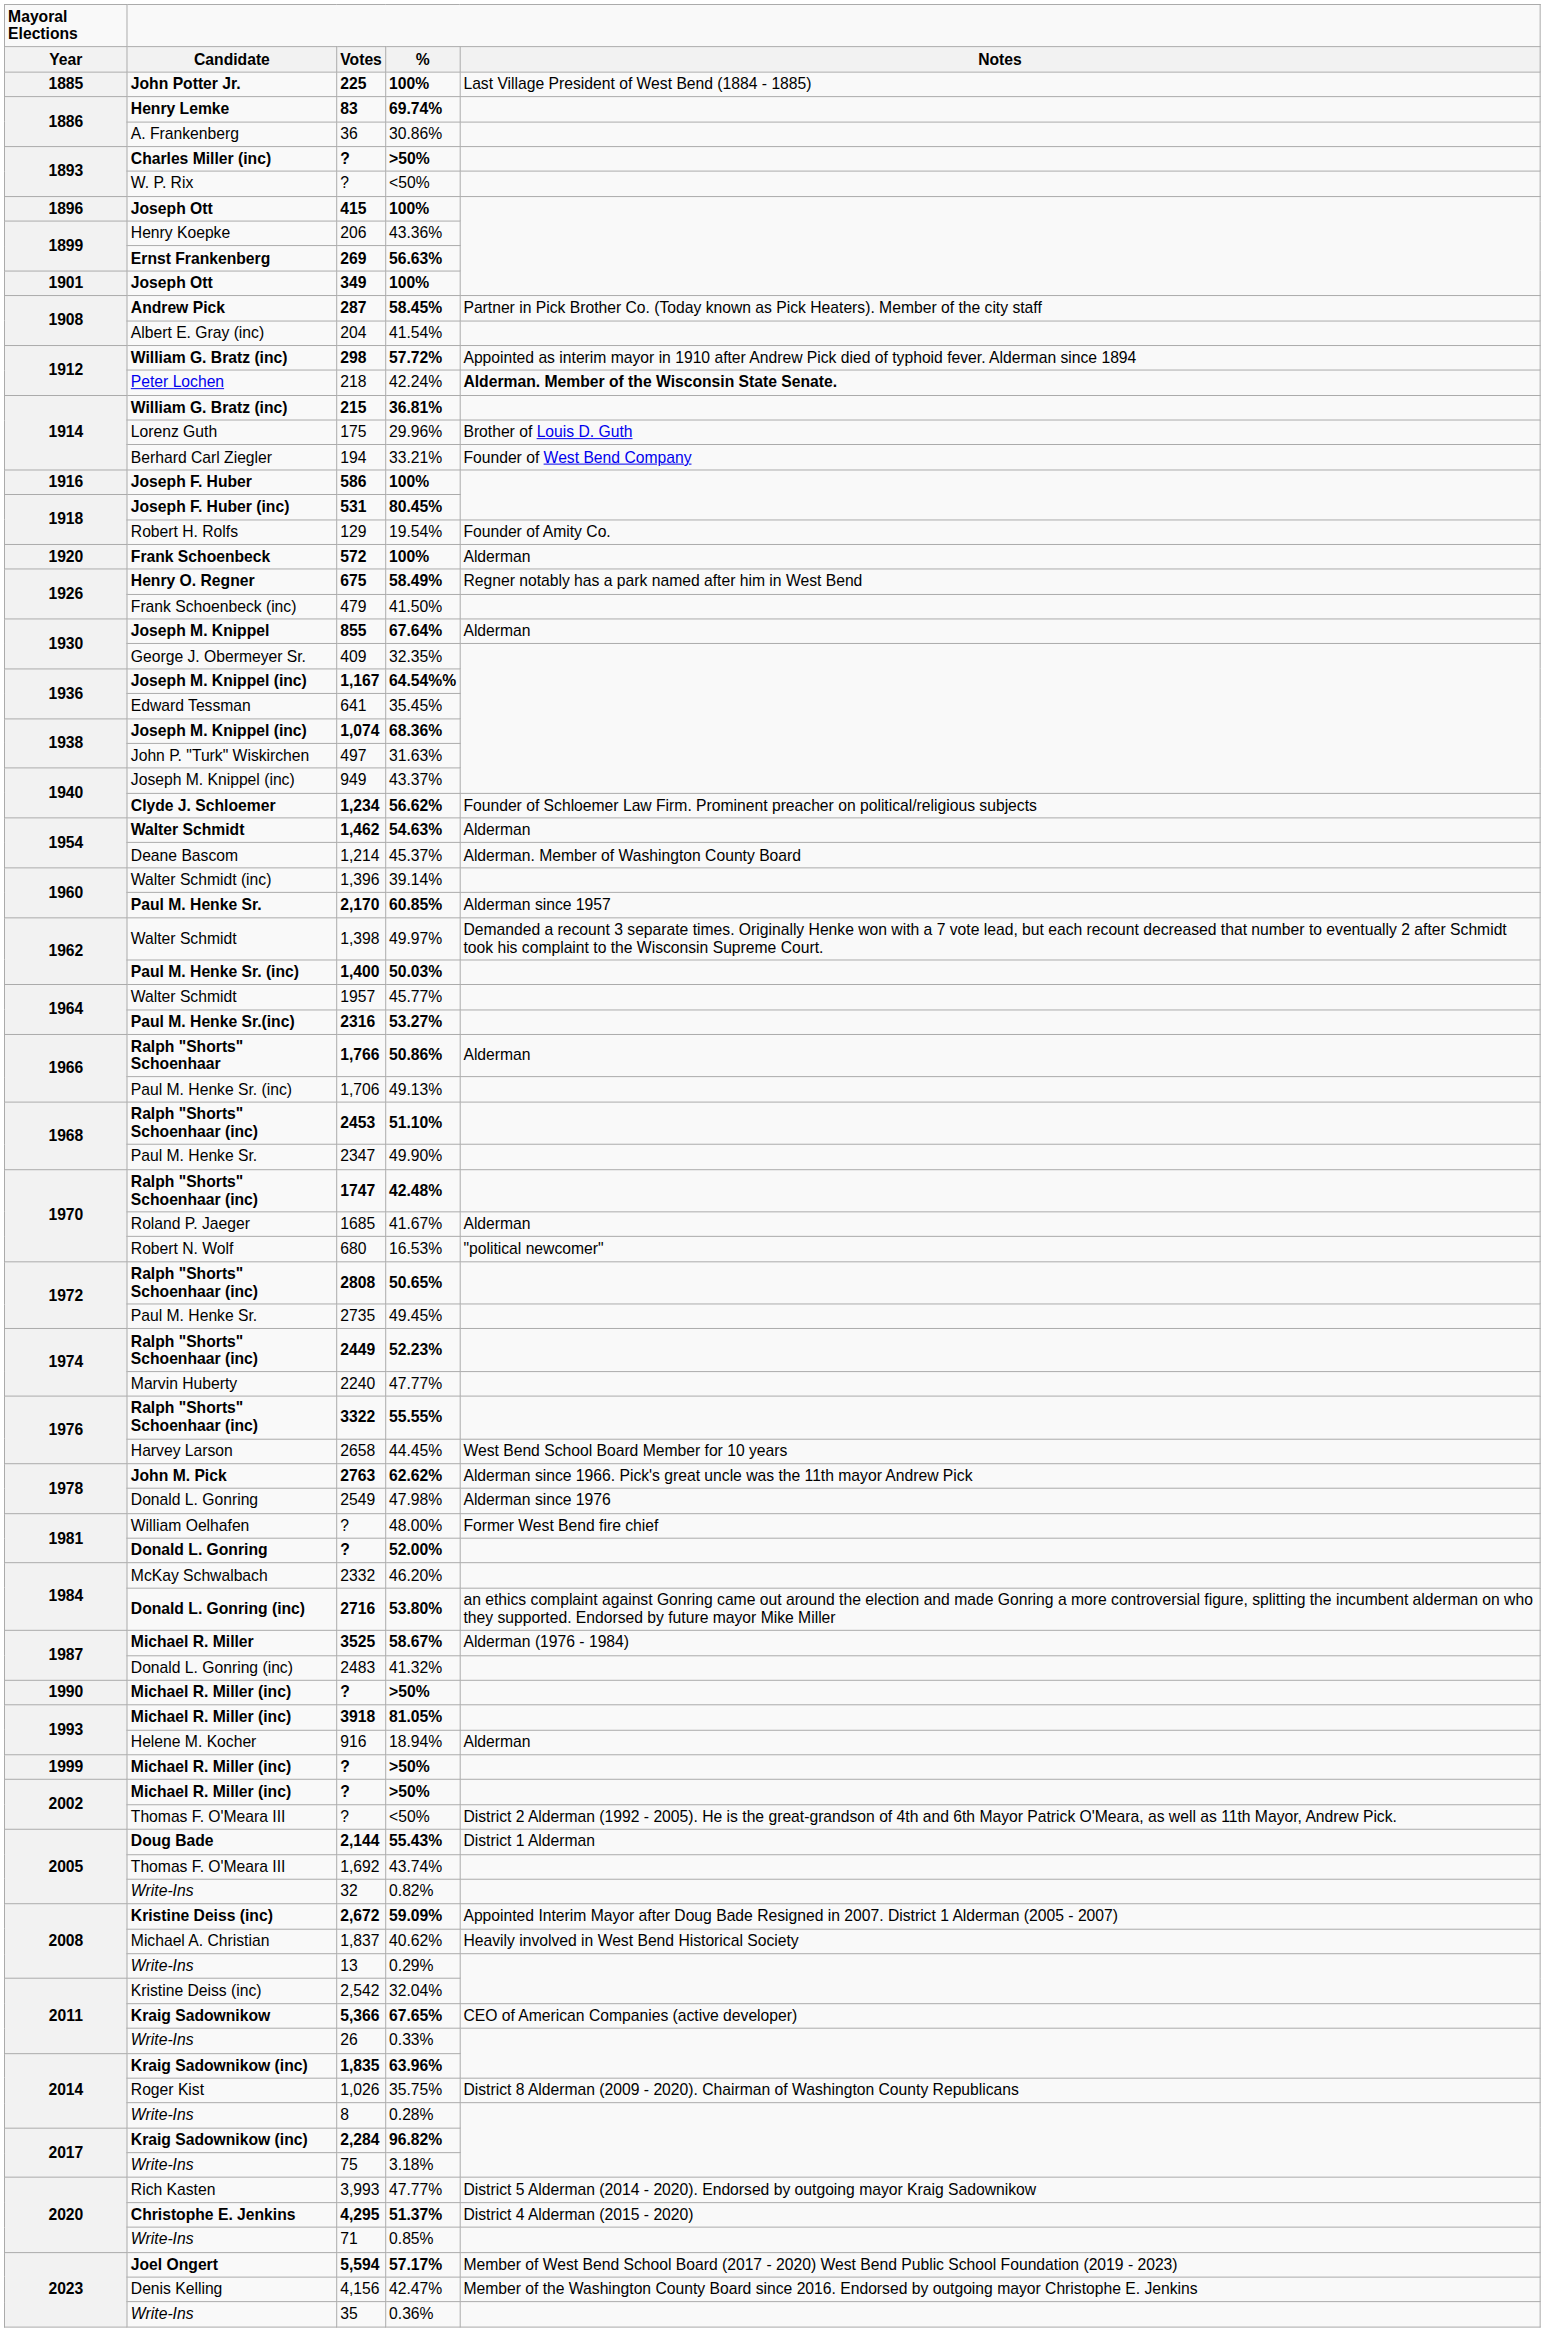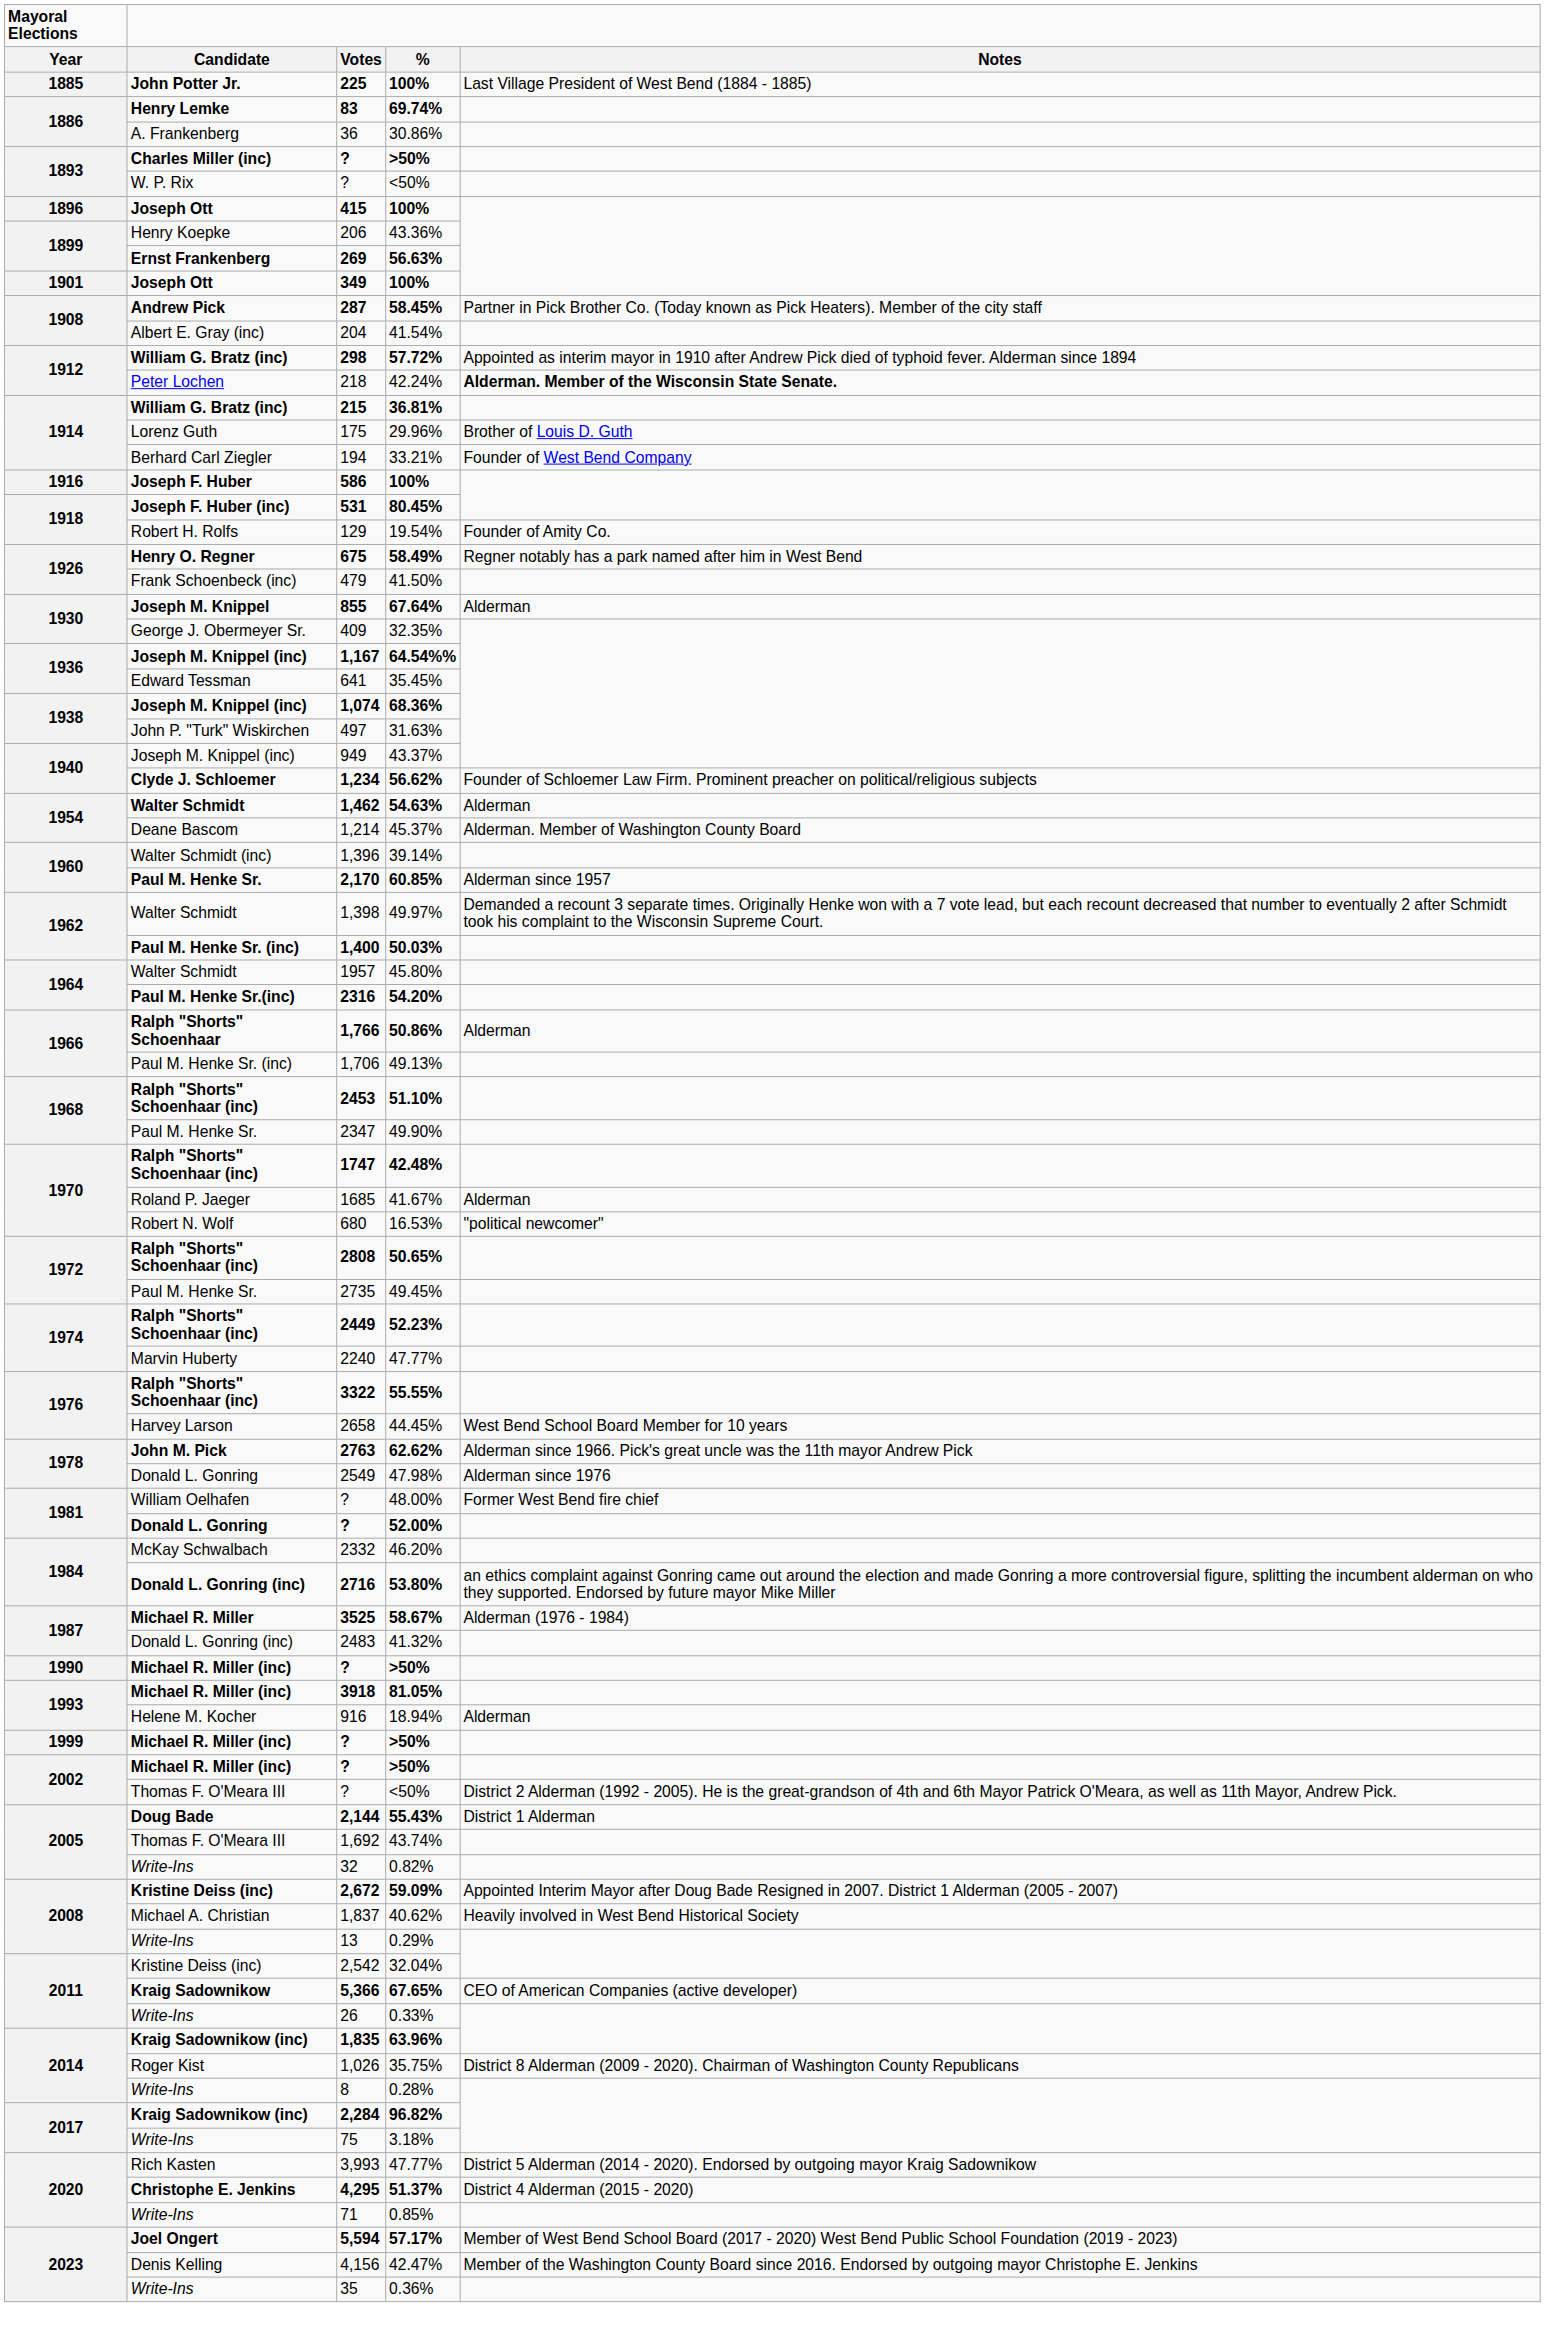- row: (201, 556)
(416, 997) 45.77% -> (416, 972) 45.80%
(416, 1022) 53.27% -> (416, 997) 54.20%
